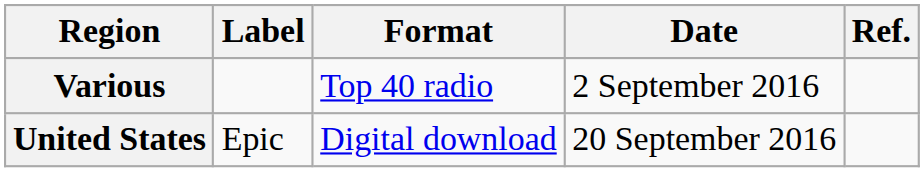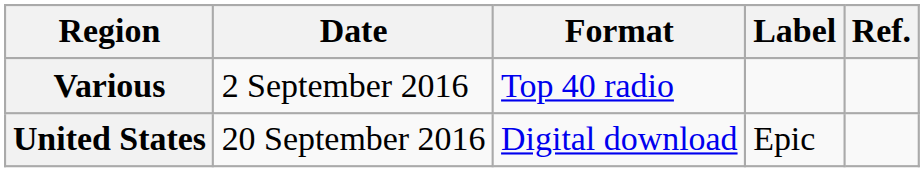columns swapped: (704, 31) <-> (263, 31)
